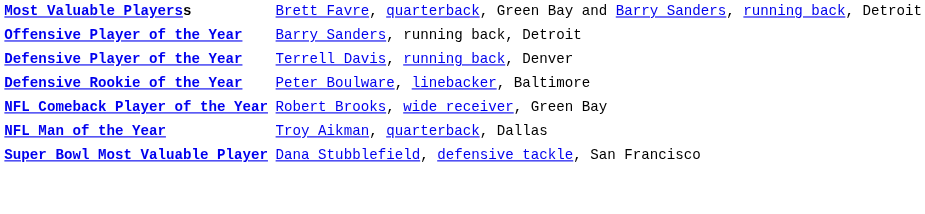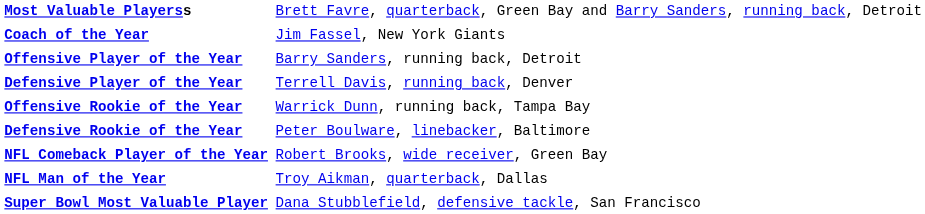+ row: (77, 36)
+ row: (123, 107)
